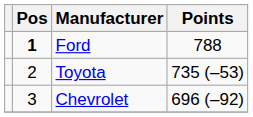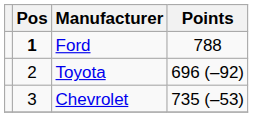(208, 72) 735 (–53) -> (208, 72) 696 (–92)
(208, 99) 696 (–92) -> (208, 99) 735 (–53)
